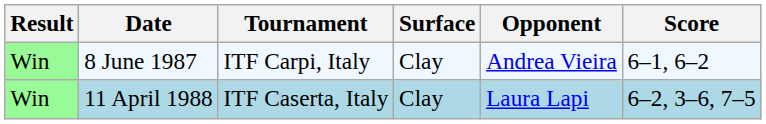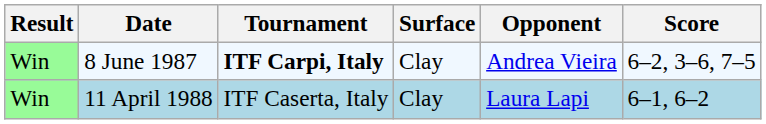(297, 60) normal -> (304, 60) bold
(668, 60) 6–1, 6–2 -> (692, 60) 6–2, 3–6, 7–5
(692, 98) 6–2, 3–6, 7–5 -> (668, 98) 6–1, 6–2
